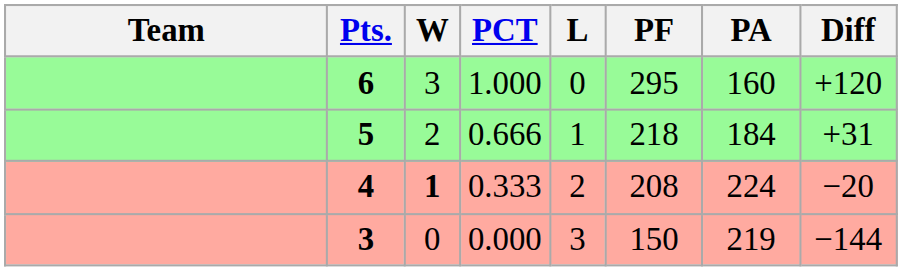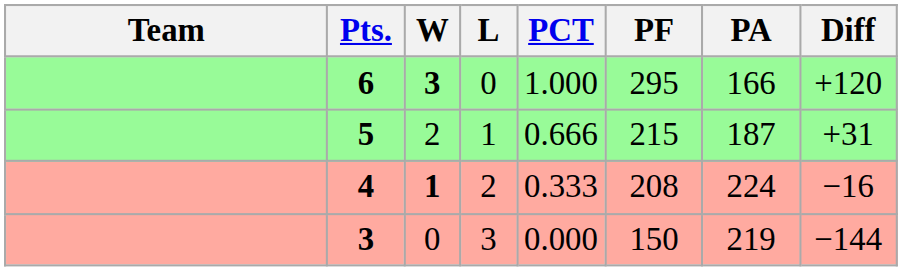columns swapped: (577, 30) <-> (505, 30)
(432, 82) normal -> (432, 82) bold
(751, 82) 160 -> (751, 82) 166
(654, 134) 218 -> (654, 134) 215
(751, 134) 184 -> (751, 134) 187
(848, 186) −20 -> (848, 186) −16
